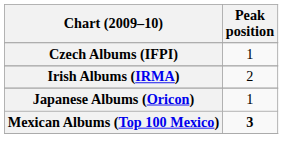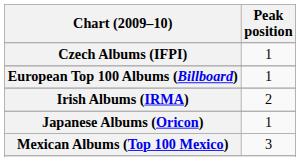+ row: (123, 76)
(250, 122) bold -> (268, 144) normal
